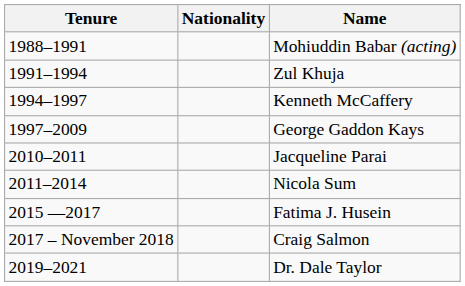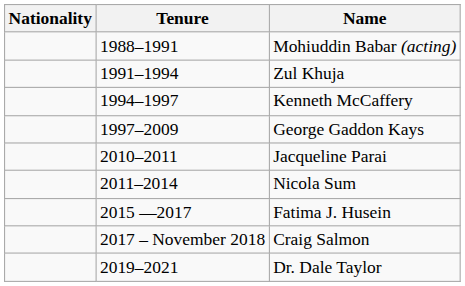columns swapped: (91, 18) <-> (223, 18)
